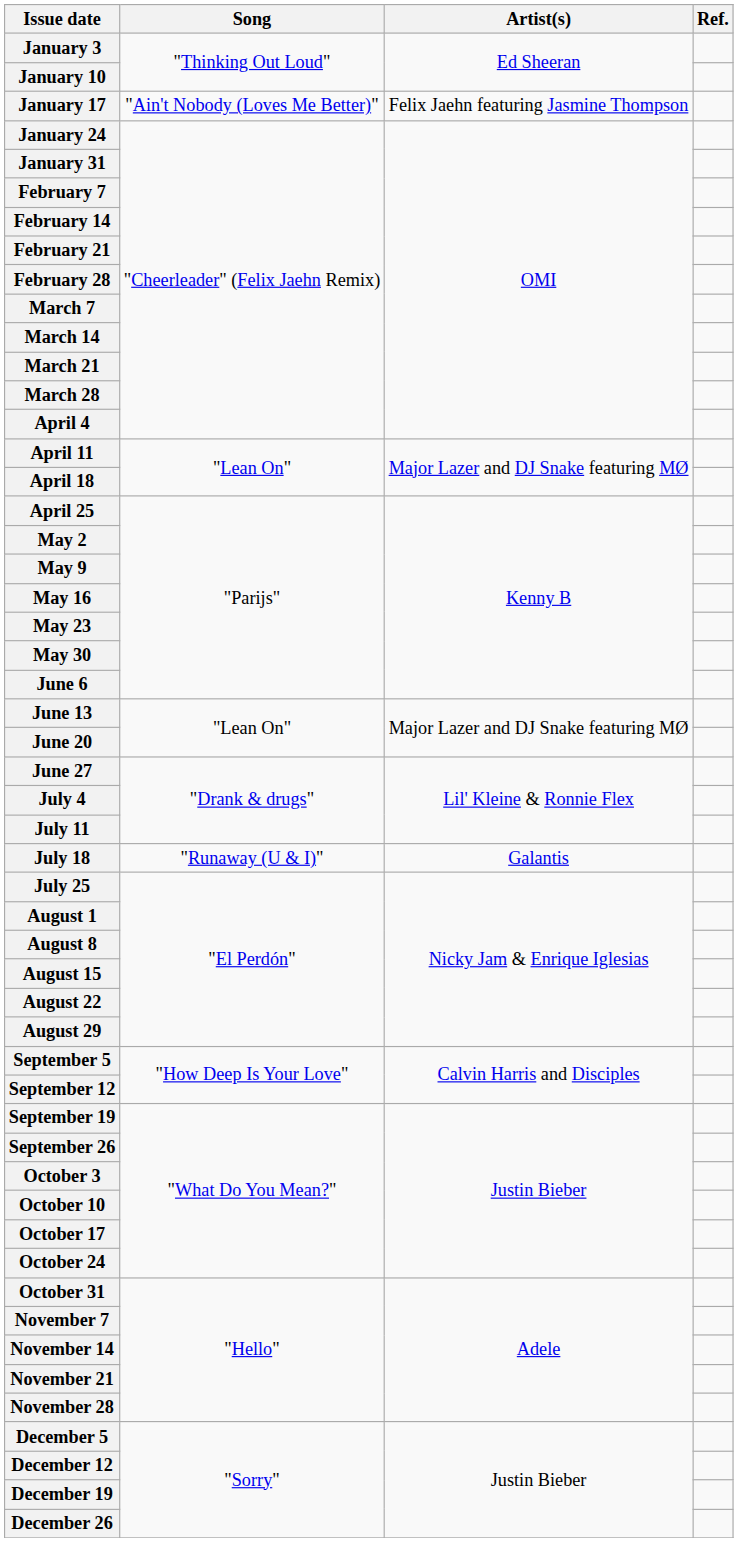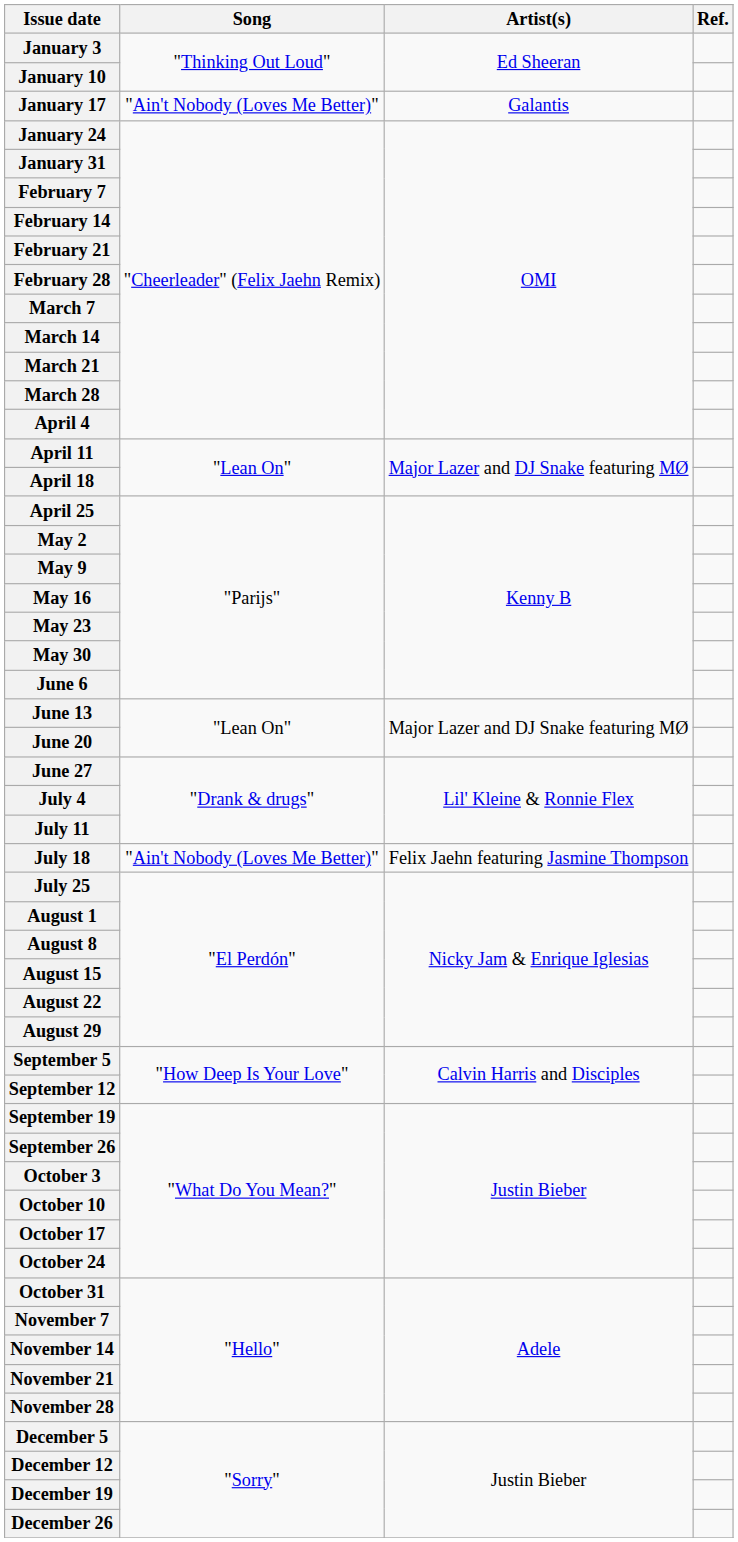(539, 105) Felix Jaehn featuring Jasmine Thompson -> (539, 105) Galantis
(252, 857) "Runaway (U & I)" -> (252, 857) "Ain't Nobody (Loves Me Better)"
(539, 857) Galantis -> (539, 857) Felix Jaehn featuring Jasmine Thompson
